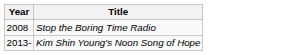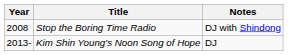+ column: (243, 12)
